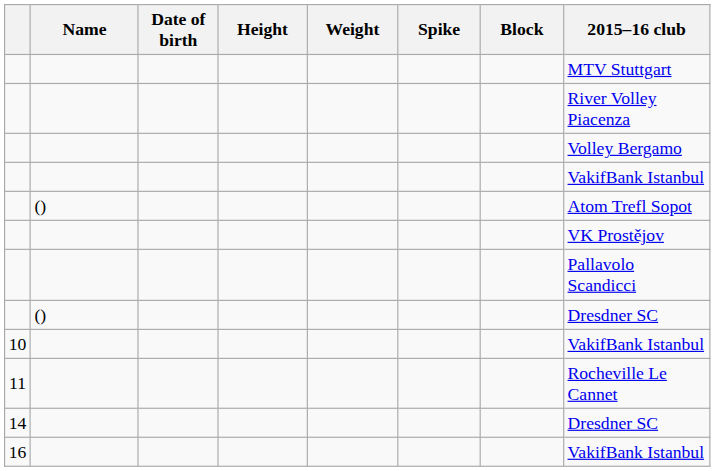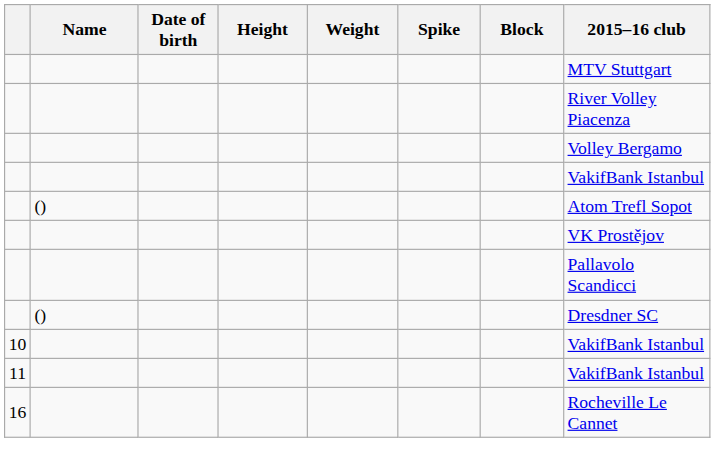(617, 383) Rocheville Le Cannet -> (636, 372) VakifBank Istanbul
- row: (17, 422)
(636, 451) VakifBank Istanbul -> (617, 412) Rocheville Le Cannet
